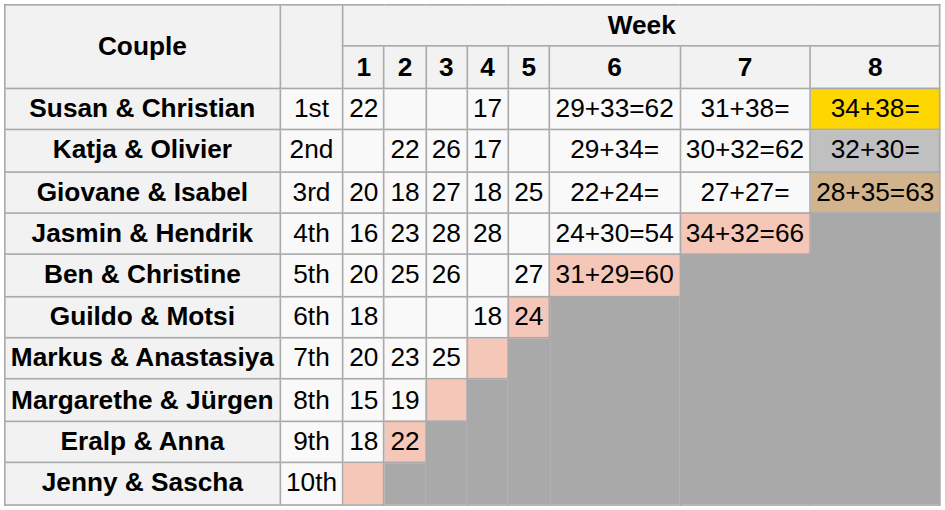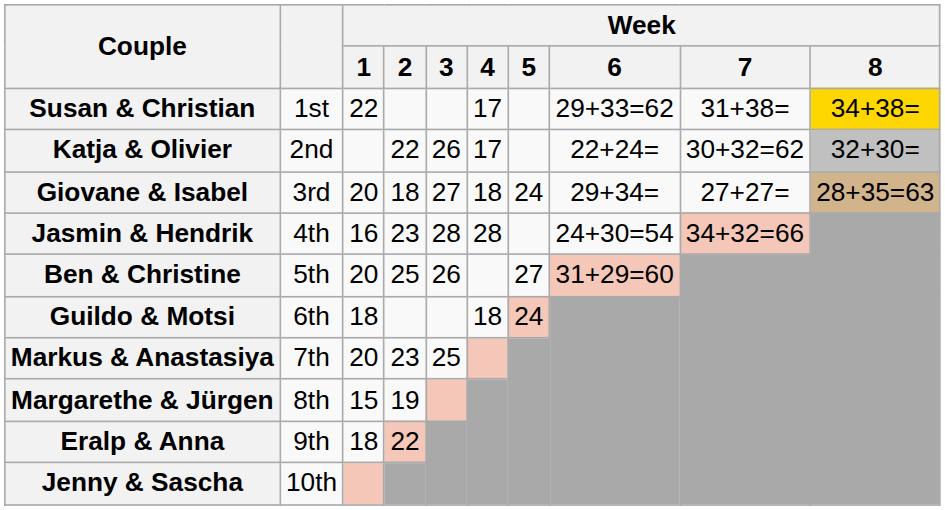(615, 150) 29+34= -> (615, 150) 22+24=
(529, 191) 25 -> (529, 191) 24
(615, 191) 22+24= -> (615, 191) 29+34=
